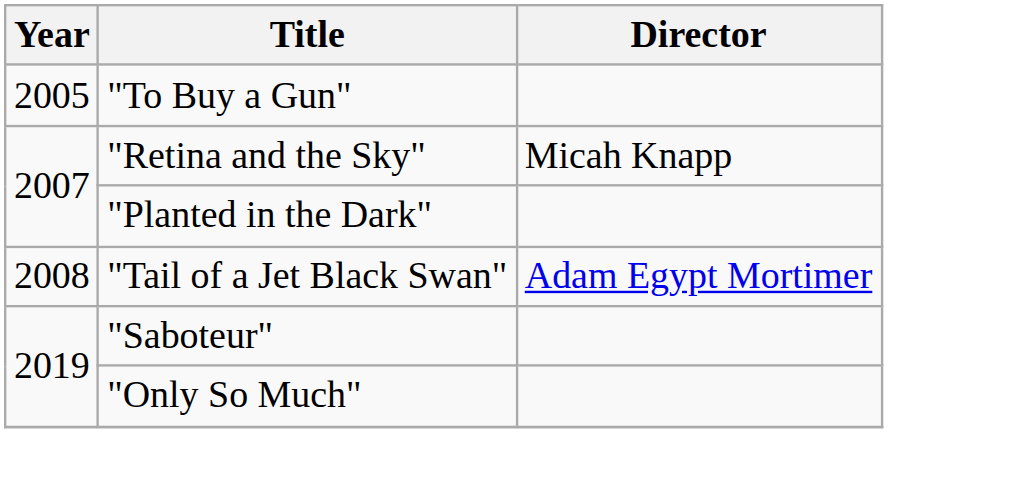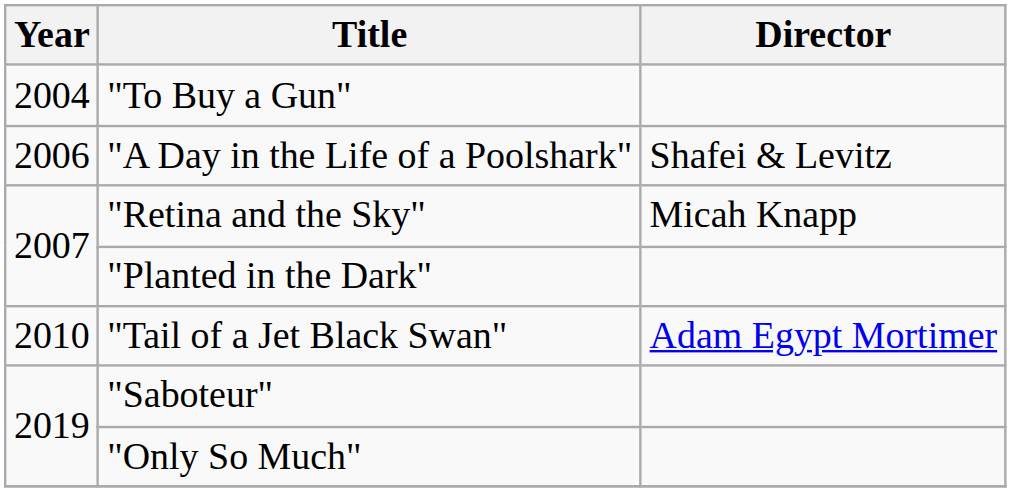(52, 94) 2005 -> (52, 94) 2004
+ row: (370, 154)
(52, 275) 2008 -> (52, 335) 2010
